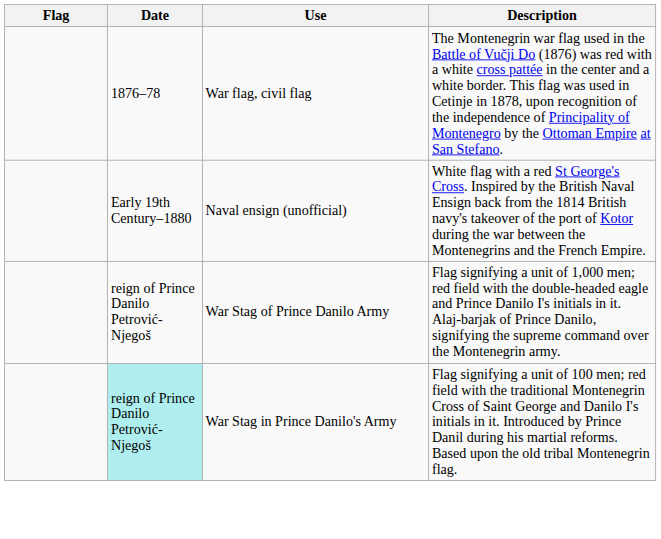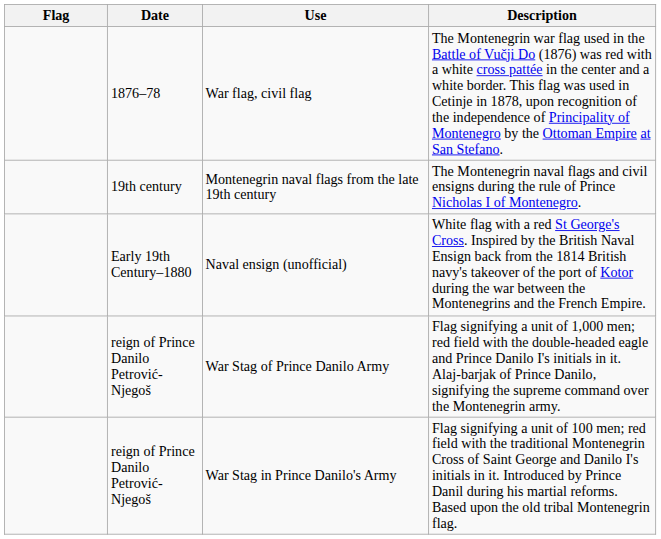+ row: (312, 187)
(153, 421) paleturquoise background -> (153, 475) no background
